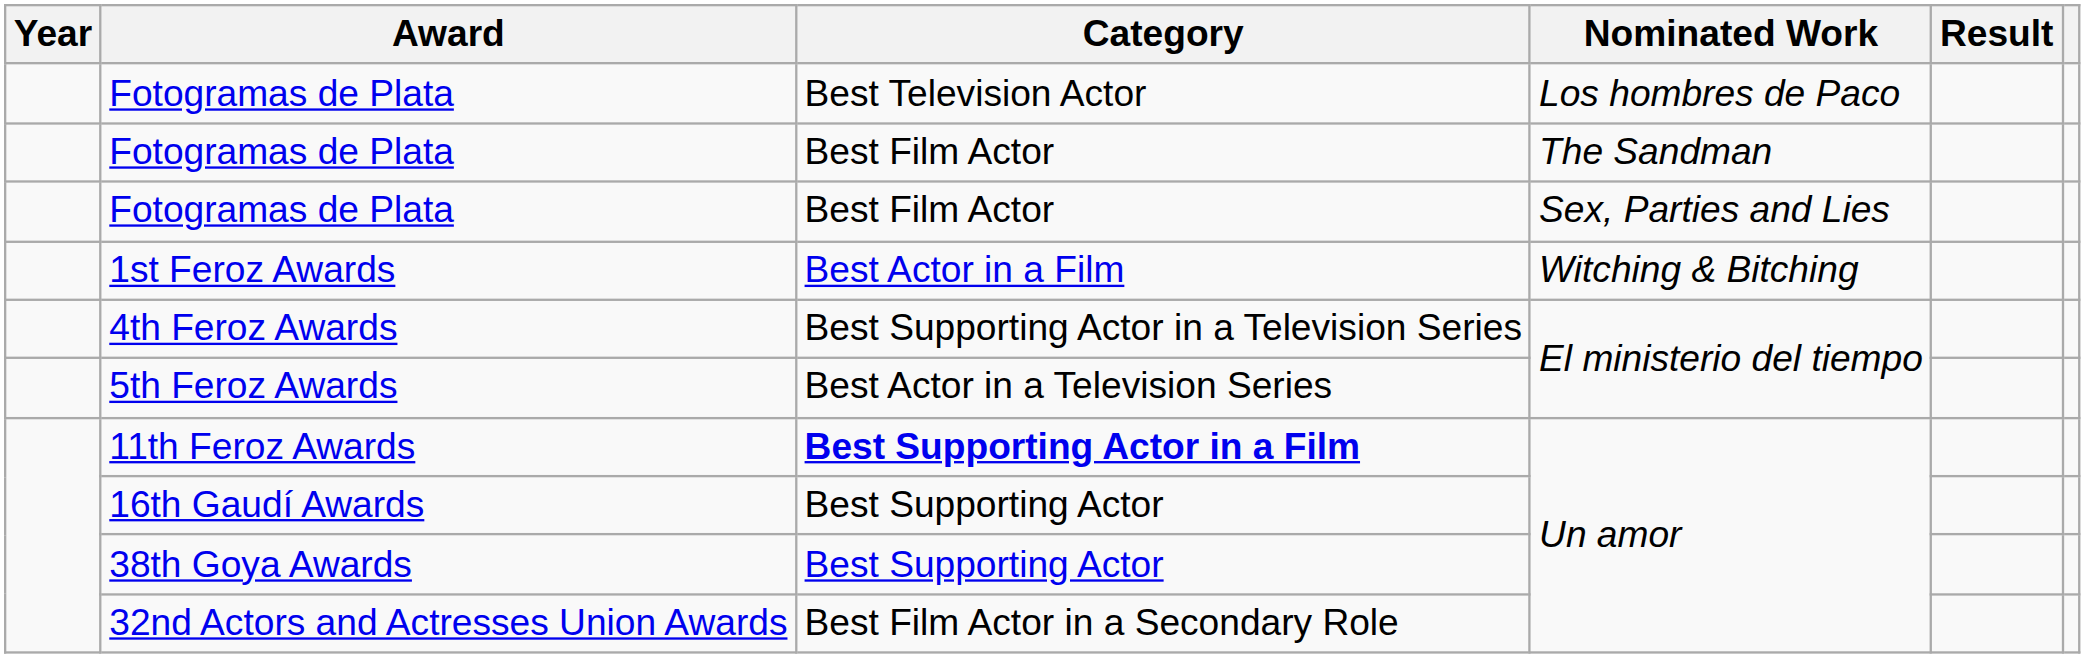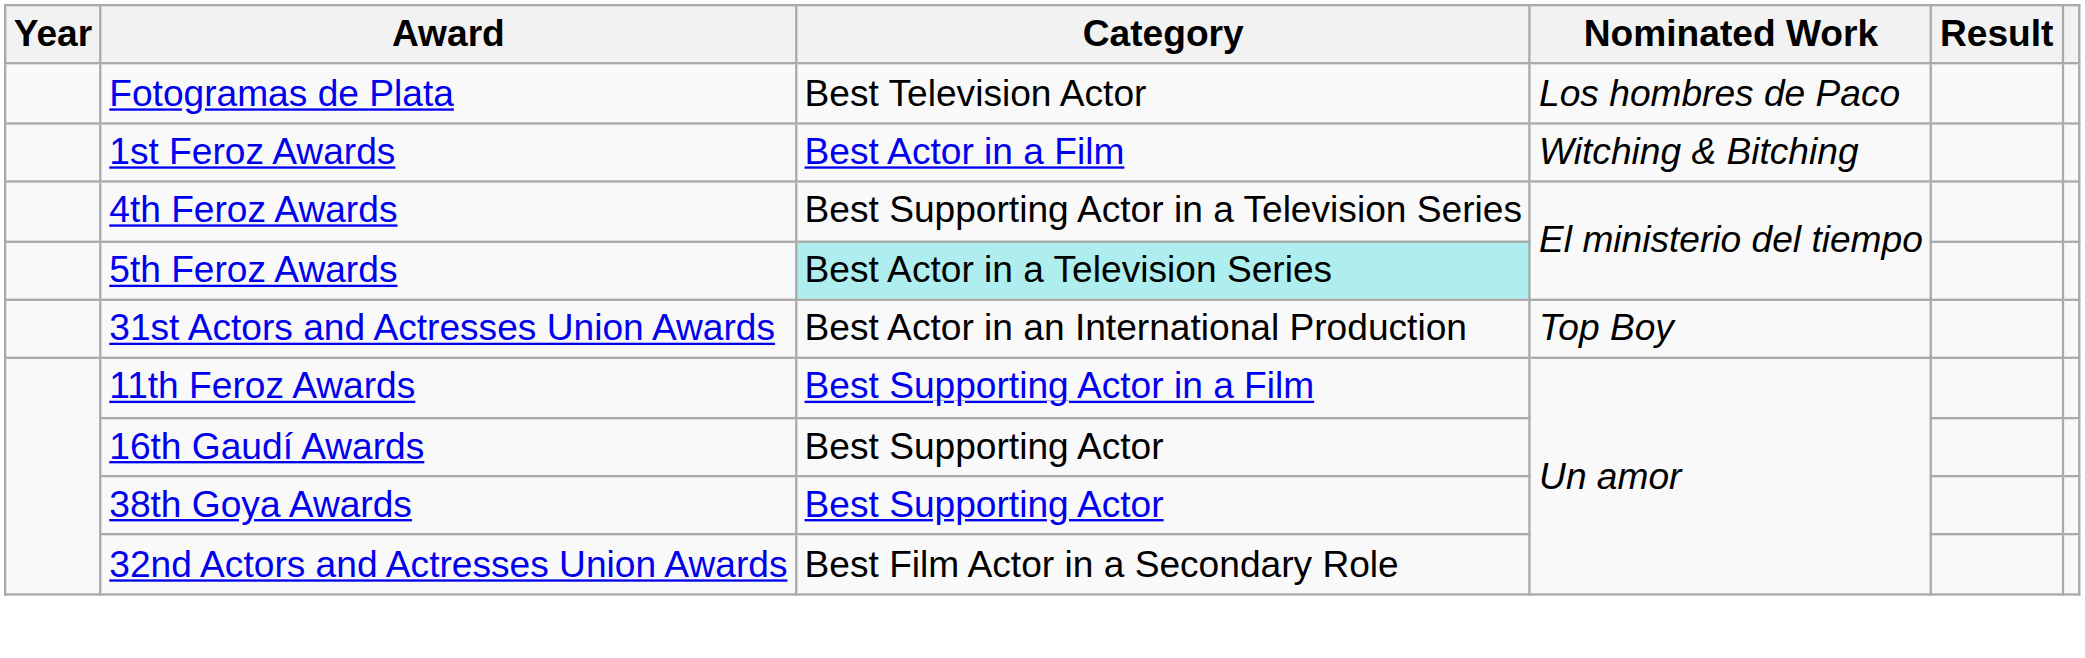- row: (282, 151)
- row: (282, 210)
(1068, 387) no background -> (1068, 269) paleturquoise background
+ row: (442, 328)
(1082, 446) bold -> (1059, 387) normal
